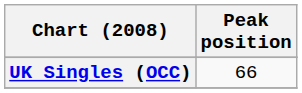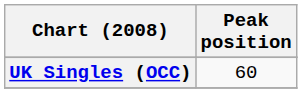(246, 73) 66 -> (246, 73) 60
